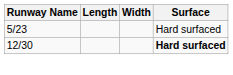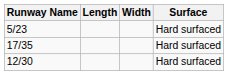+ row: (20, 45)
(191, 45) bold -> (188, 62) normal
